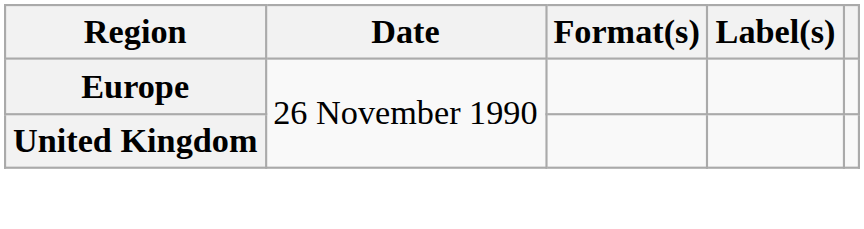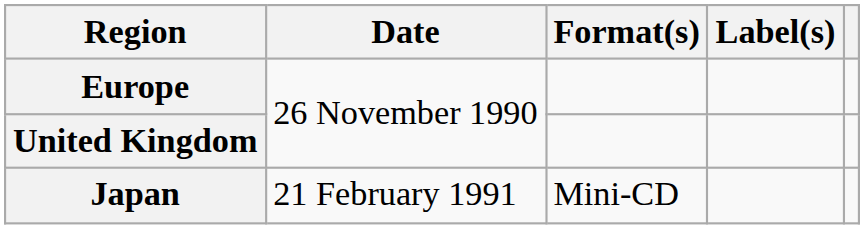+ row: (135, 194)
